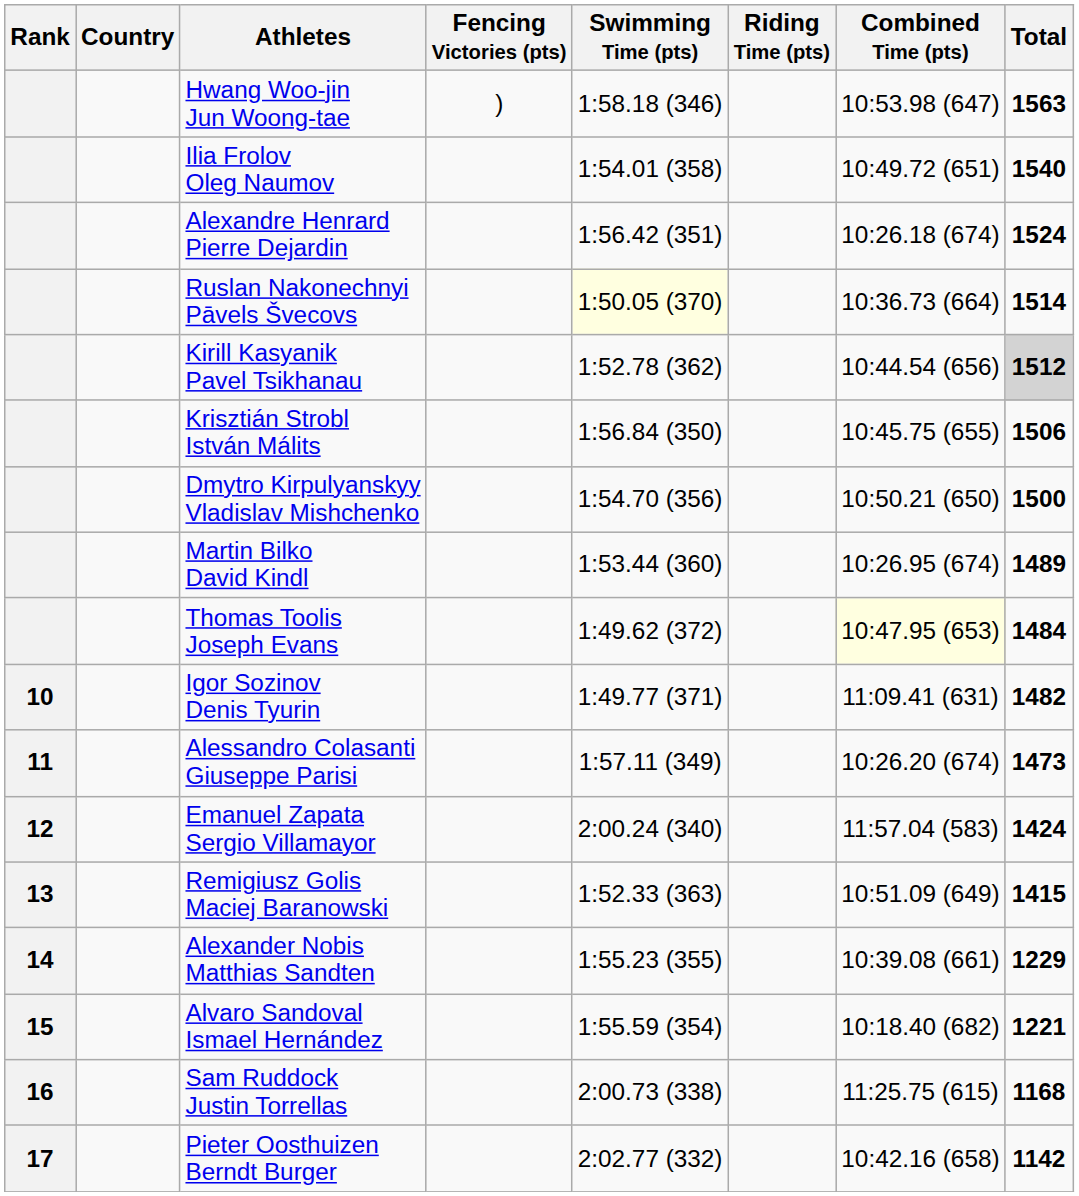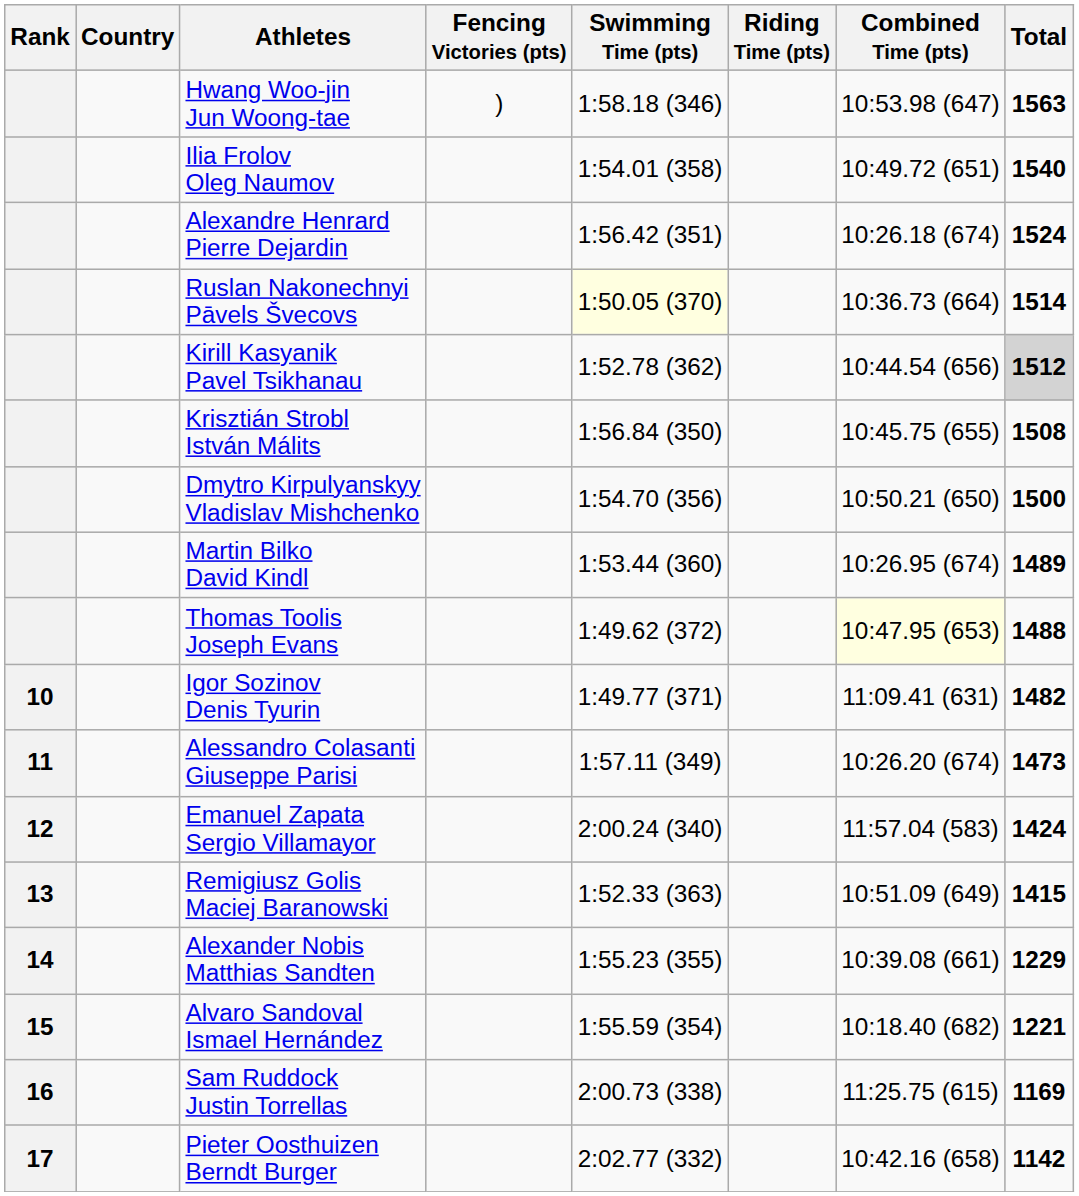(1039, 433) 1506 -> (1039, 433) 1508
(1039, 630) 1484 -> (1039, 630) 1488
(1039, 1092) 1168 -> (1039, 1092) 1169
